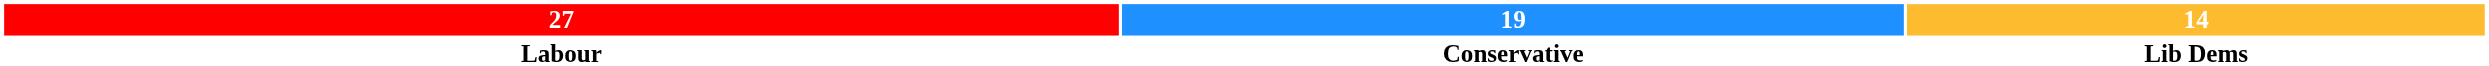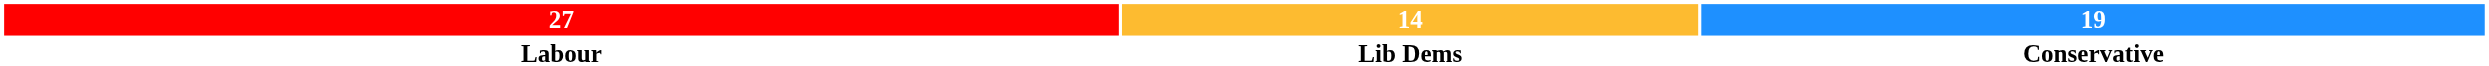columns swapped: (1513, 19) <-> (2196, 19)
